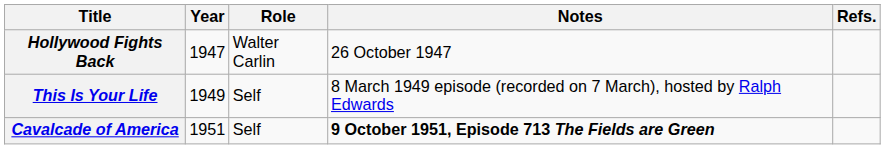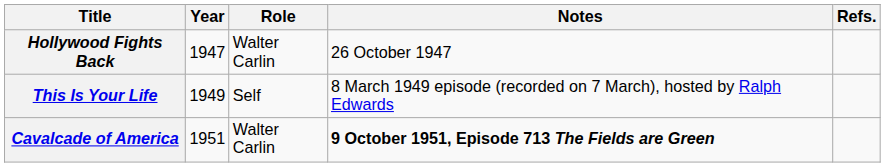(247, 130) Self -> (256, 139) Walter Carlin
